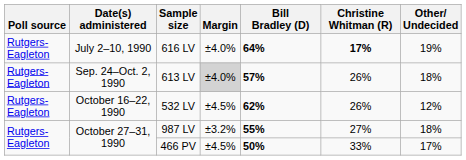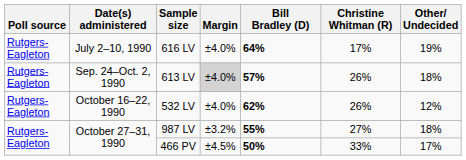(361, 48) bold -> (361, 48) normal
(220, 106) ±4.5% -> (220, 106) ±4.0%
